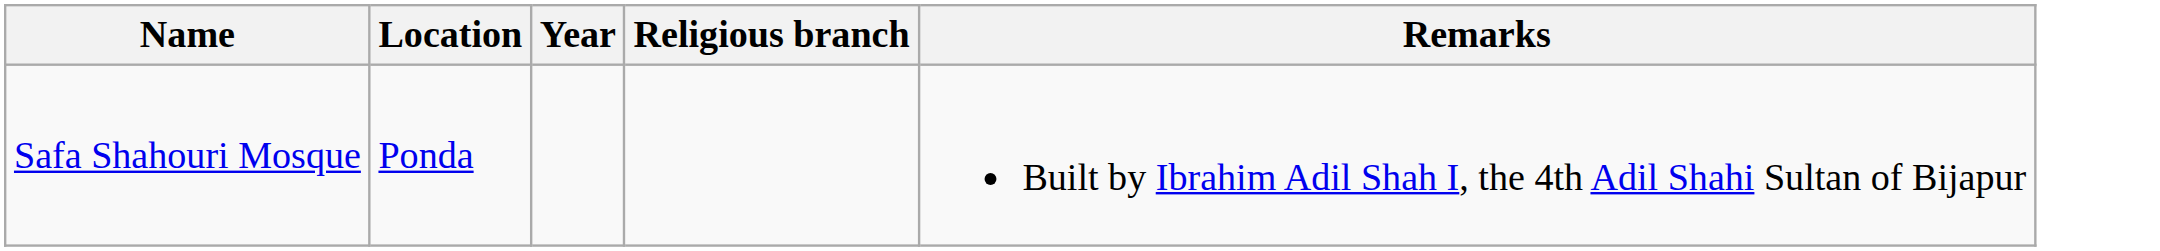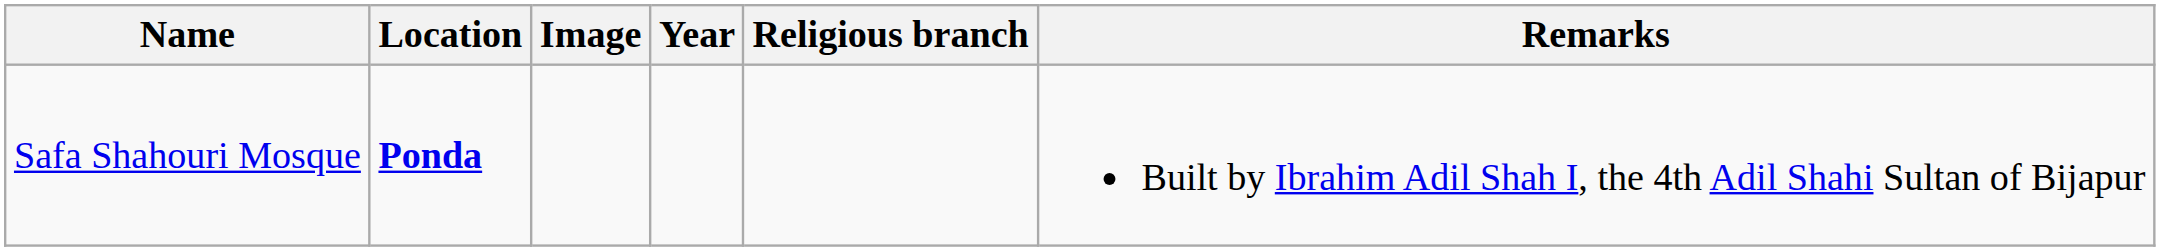+ column: (591, 34)
(426, 154) normal -> (430, 154) bold
